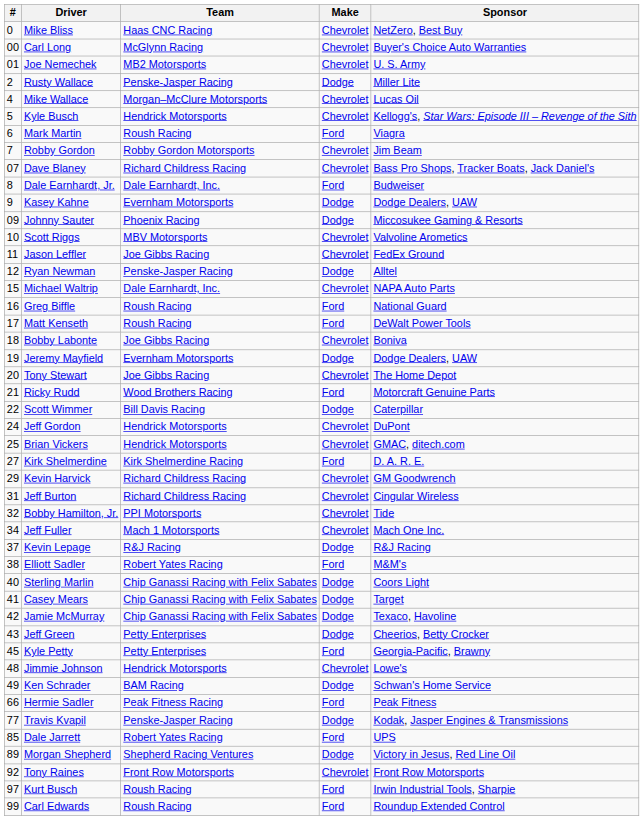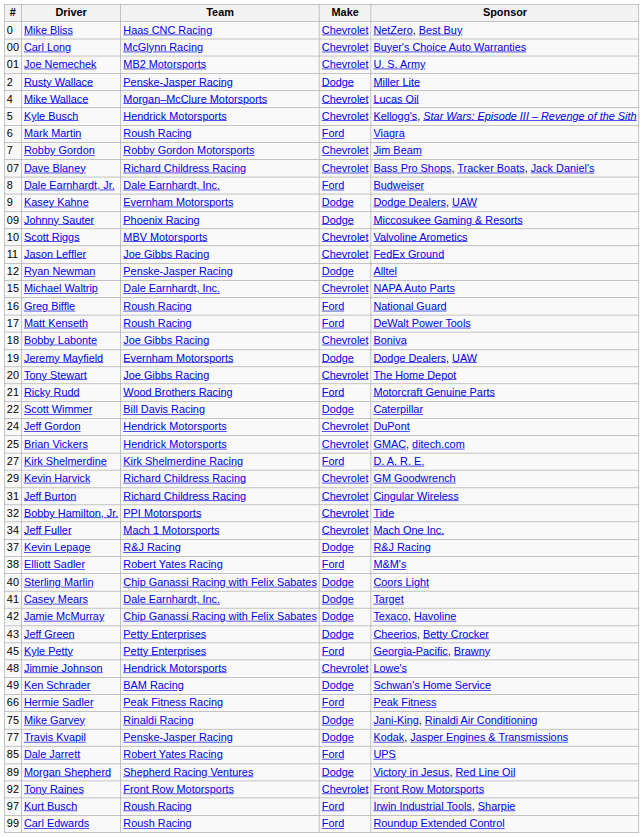(220, 599) Chip Ganassi Racing with Felix Sabates -> (172, 599) Dale Earnhardt, Inc.
+ row: (54, 720)
